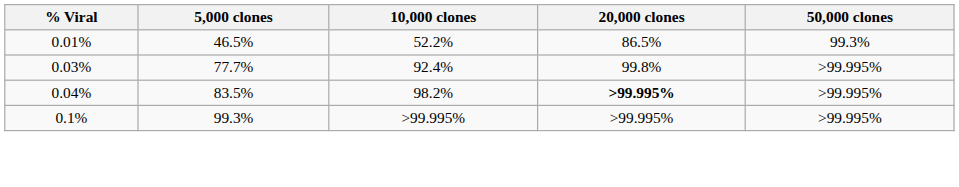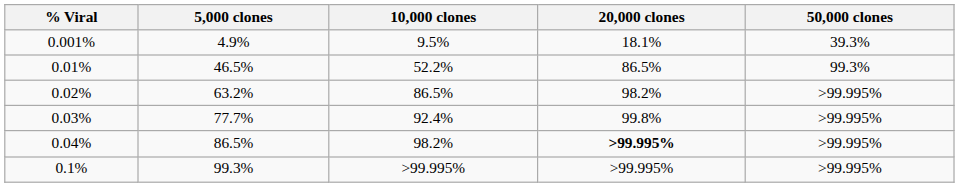+ row: (71, 42)
+ row: (71, 92)
(234, 92) 83.5% -> (234, 143) 86.5%
